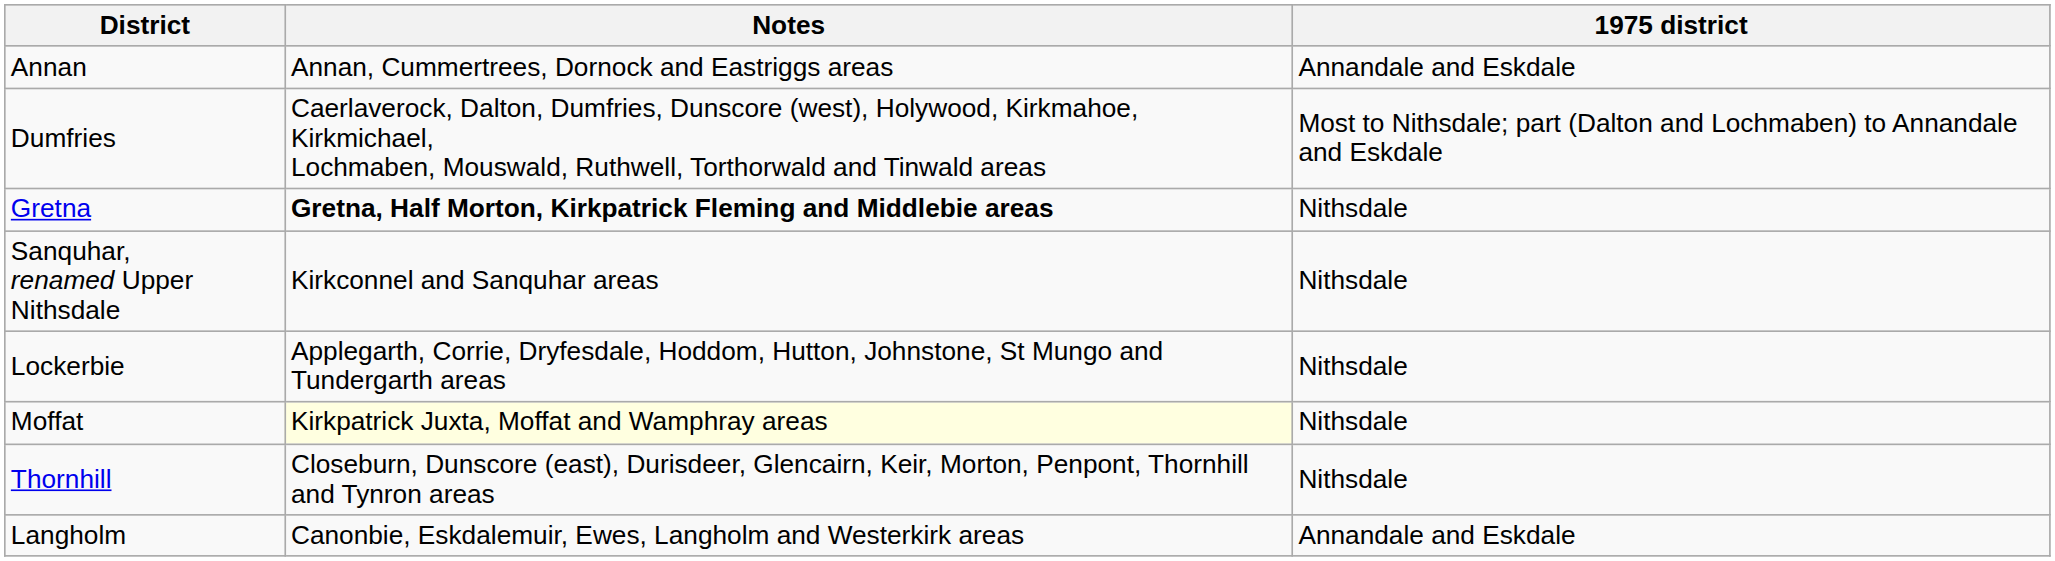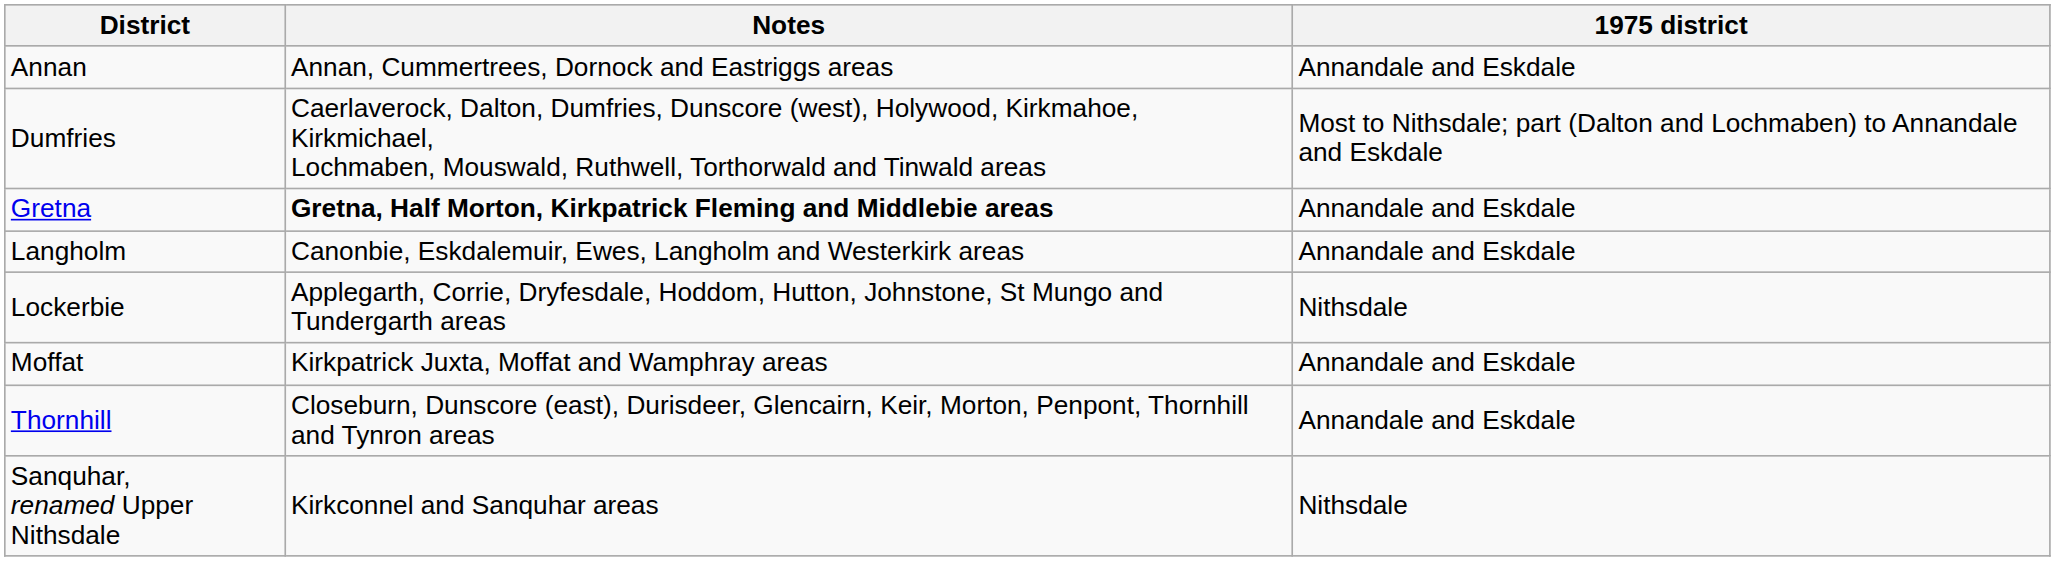(1353, 209) Nithsdale -> (1437, 209) Annandale and Eskdale
rows swapped: (68, 535) <-> (102, 280)
(559, 422) lightyellow background -> (559, 363) no background
(1353, 422) Nithsdale -> (1437, 363) Annandale and Eskdale
(1353, 478) Nithsdale -> (1437, 419) Annandale and Eskdale
